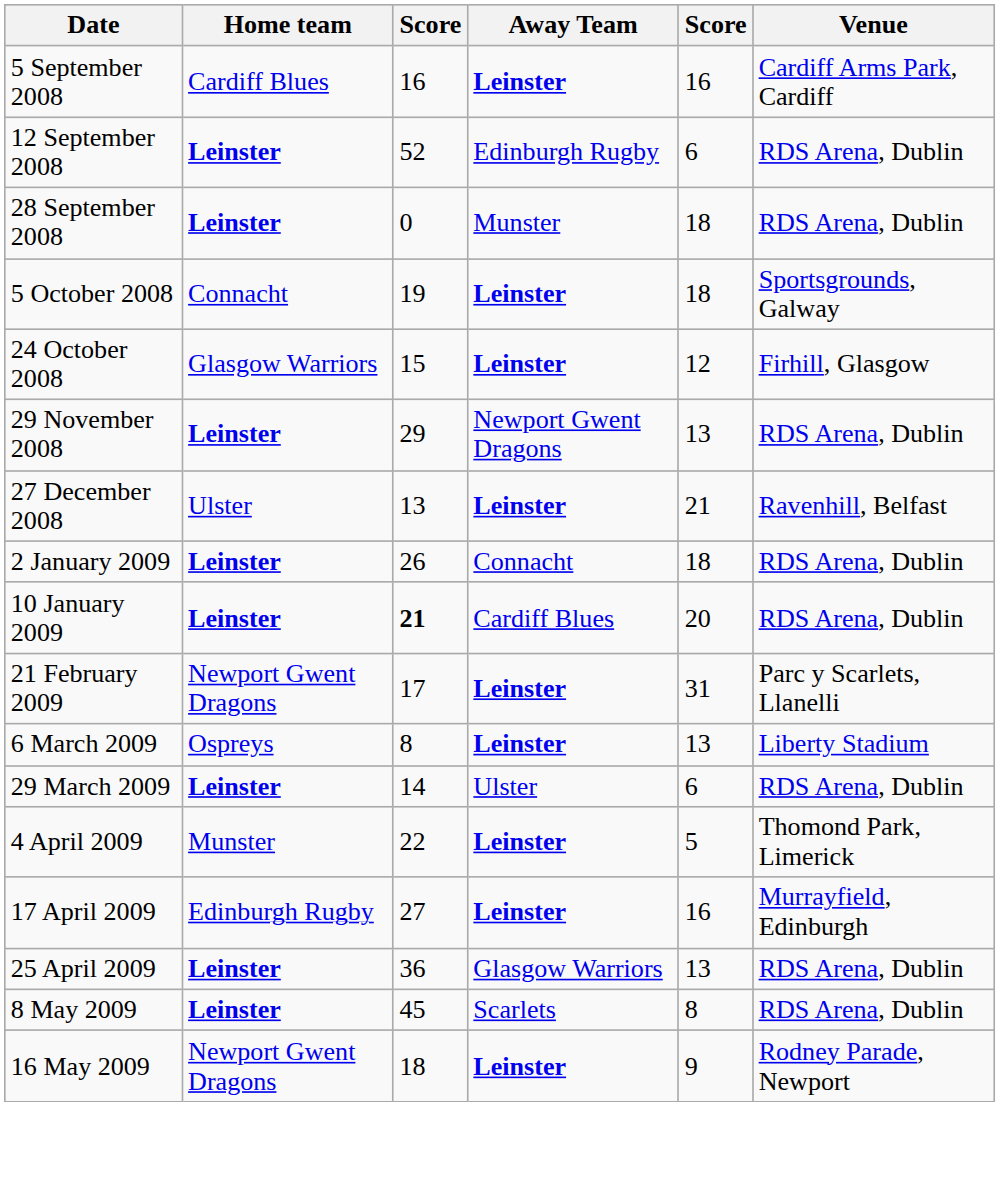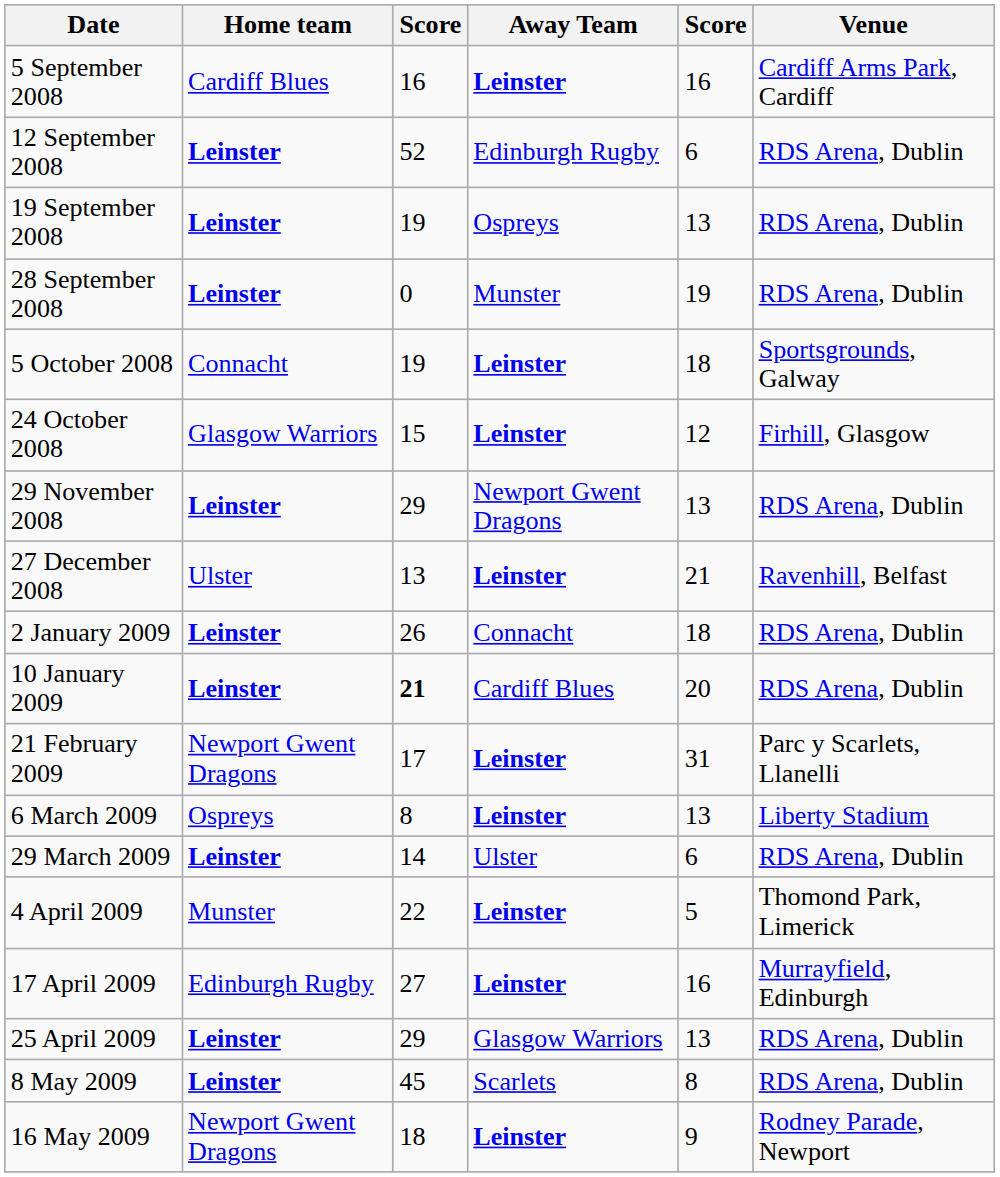+ row: (83, 222)
(698, 222) 18 -> (698, 293) 19
(413, 968) 36 -> (413, 1039) 29
